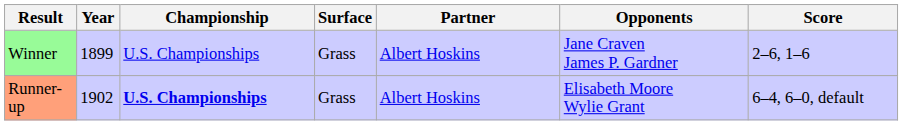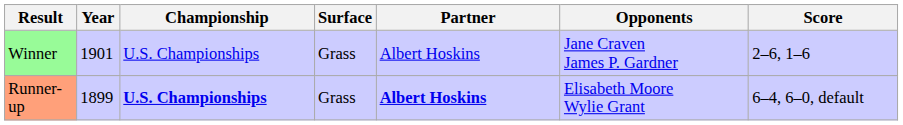(97, 52) 1899 -> (97, 52) 1901
(97, 97) 1902 -> (97, 97) 1899
(430, 97) normal -> (433, 97) bold
